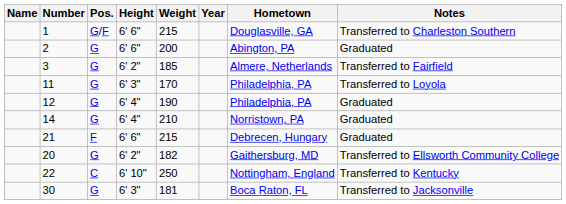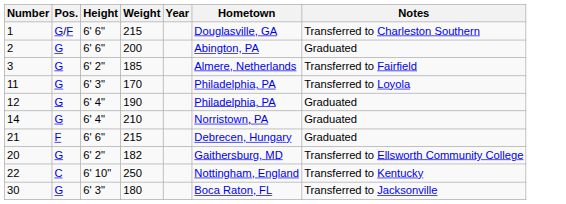- column: (22, 13)
(168, 191) 181 -> (133, 191) 180
